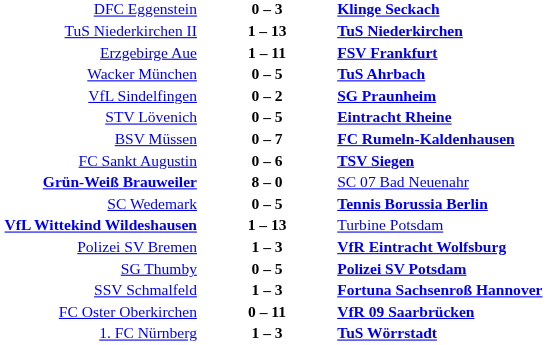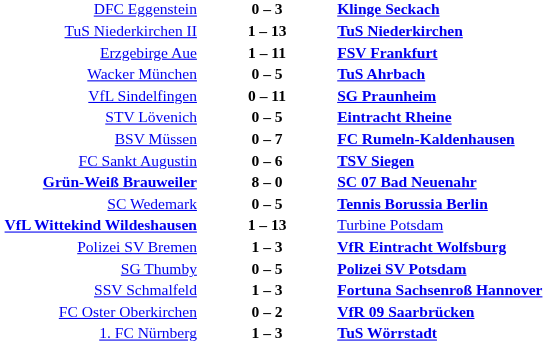(267, 95) 0 – 2 -> (267, 95) 0 – 11
(403, 182) normal -> (407, 182) bold
(267, 311) 0 – 11 -> (267, 311) 0 – 2
